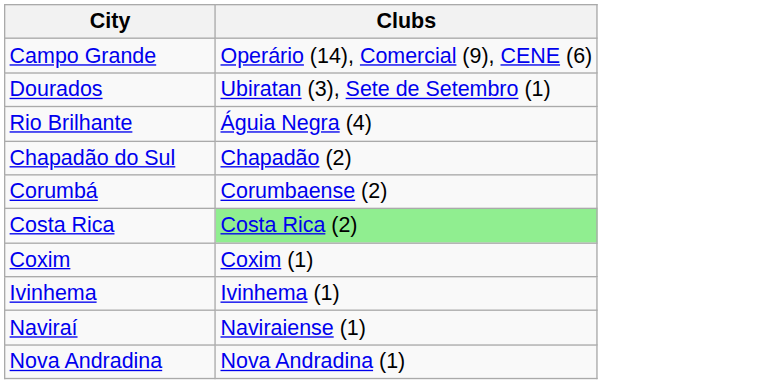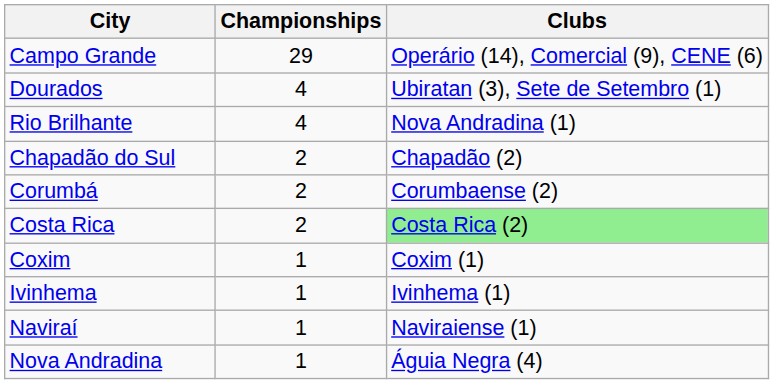+ column: (301, 21)
(296, 123) Águia Negra (4) -> (484, 123) Nova Andradina (1)
(313, 361) Nova Andradina (1) -> (467, 361) Águia Negra (4)
